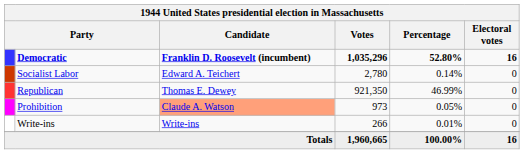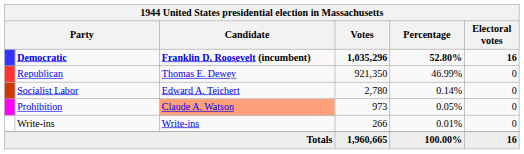rows swapped: (40, 91) <-> (48, 74)
